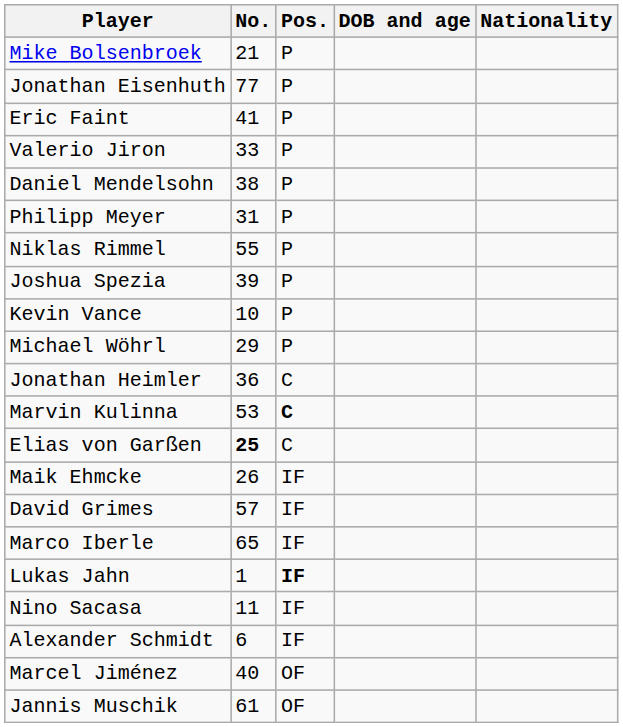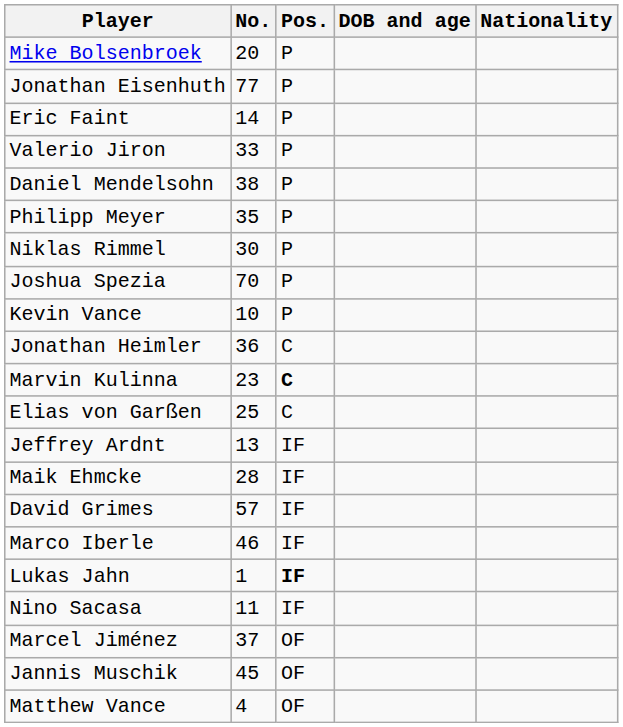(247, 54) 21 -> (247, 54) 20
(247, 119) 41 -> (247, 119) 14
(247, 217) 31 -> (247, 217) 35
(247, 249) 55 -> (247, 249) 30
(247, 282) 39 -> (247, 282) 70
- row: (88, 347)
(247, 413) 53 -> (247, 380) 23
(247, 445) bold -> (247, 413) normal
+ row: (88, 445)
(247, 478) 26 -> (247, 478) 28
(247, 543) 65 -> (247, 543) 46
- row: (112, 641)
(247, 674) 40 -> (247, 641) 37
(247, 706) 61 -> (247, 674) 45
+ row: (88, 706)
